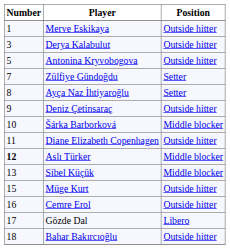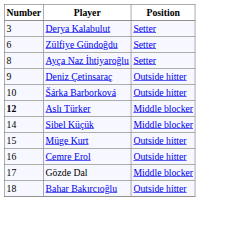- row: (77, 28)
(190, 44) Outside hitter -> (145, 28) Setter
- row: (92, 60)
(9, 76) 7 -> (9, 44) 6
(193, 124) Middle blocker -> (160, 92) Outside hitter
- row: (102, 140)
(11, 172) 13 -> (11, 124) 14
(176, 220) Libero -> (163, 172) Middle blocker
